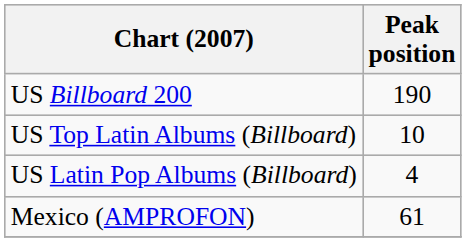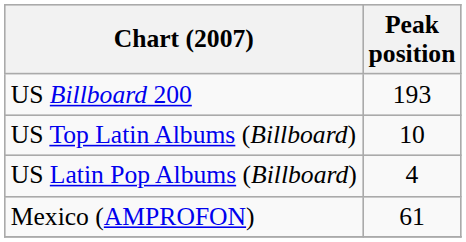(412, 94) 190 -> (412, 94) 193
